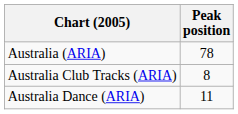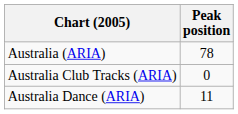(207, 75) 8 -> (207, 75) 0
